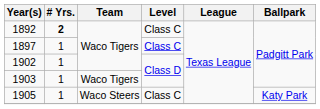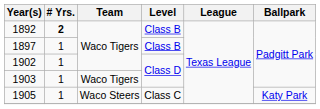(163, 29) Class C -> (163, 29) Class B
(163, 46) Class C -> (163, 46) Class B
